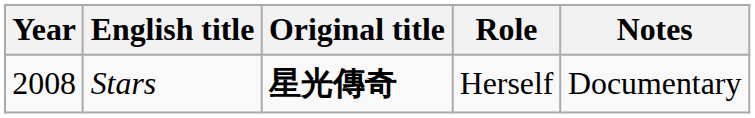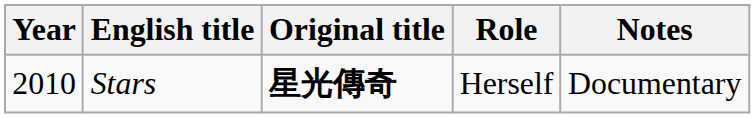(44, 83) 2008 -> (44, 83) 2010
